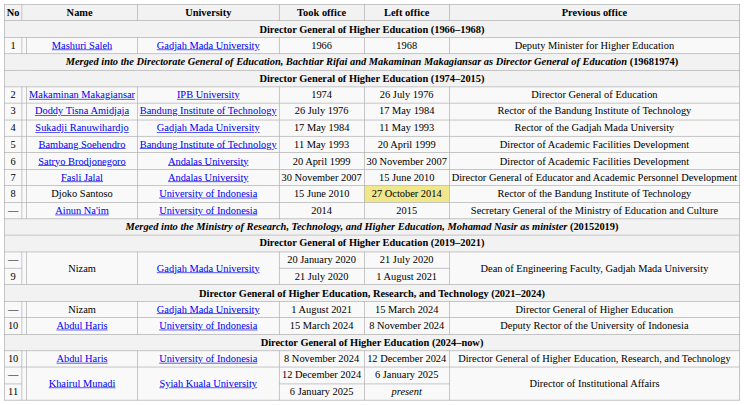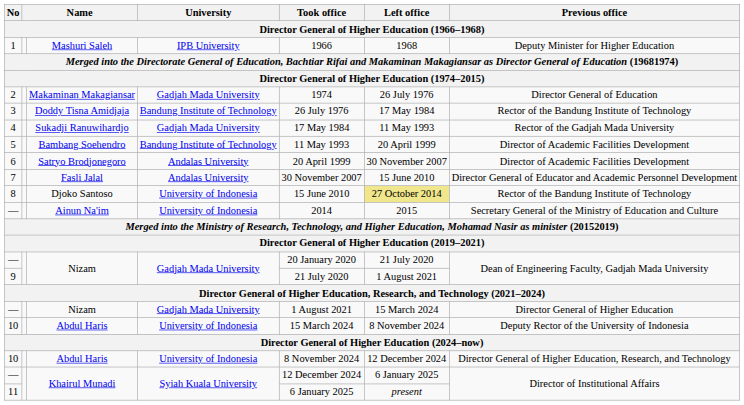(208, 45) Gadjah Mada University -> (208, 45) IPB University
(208, 95) IPB University -> (208, 95) Gadjah Mada University
